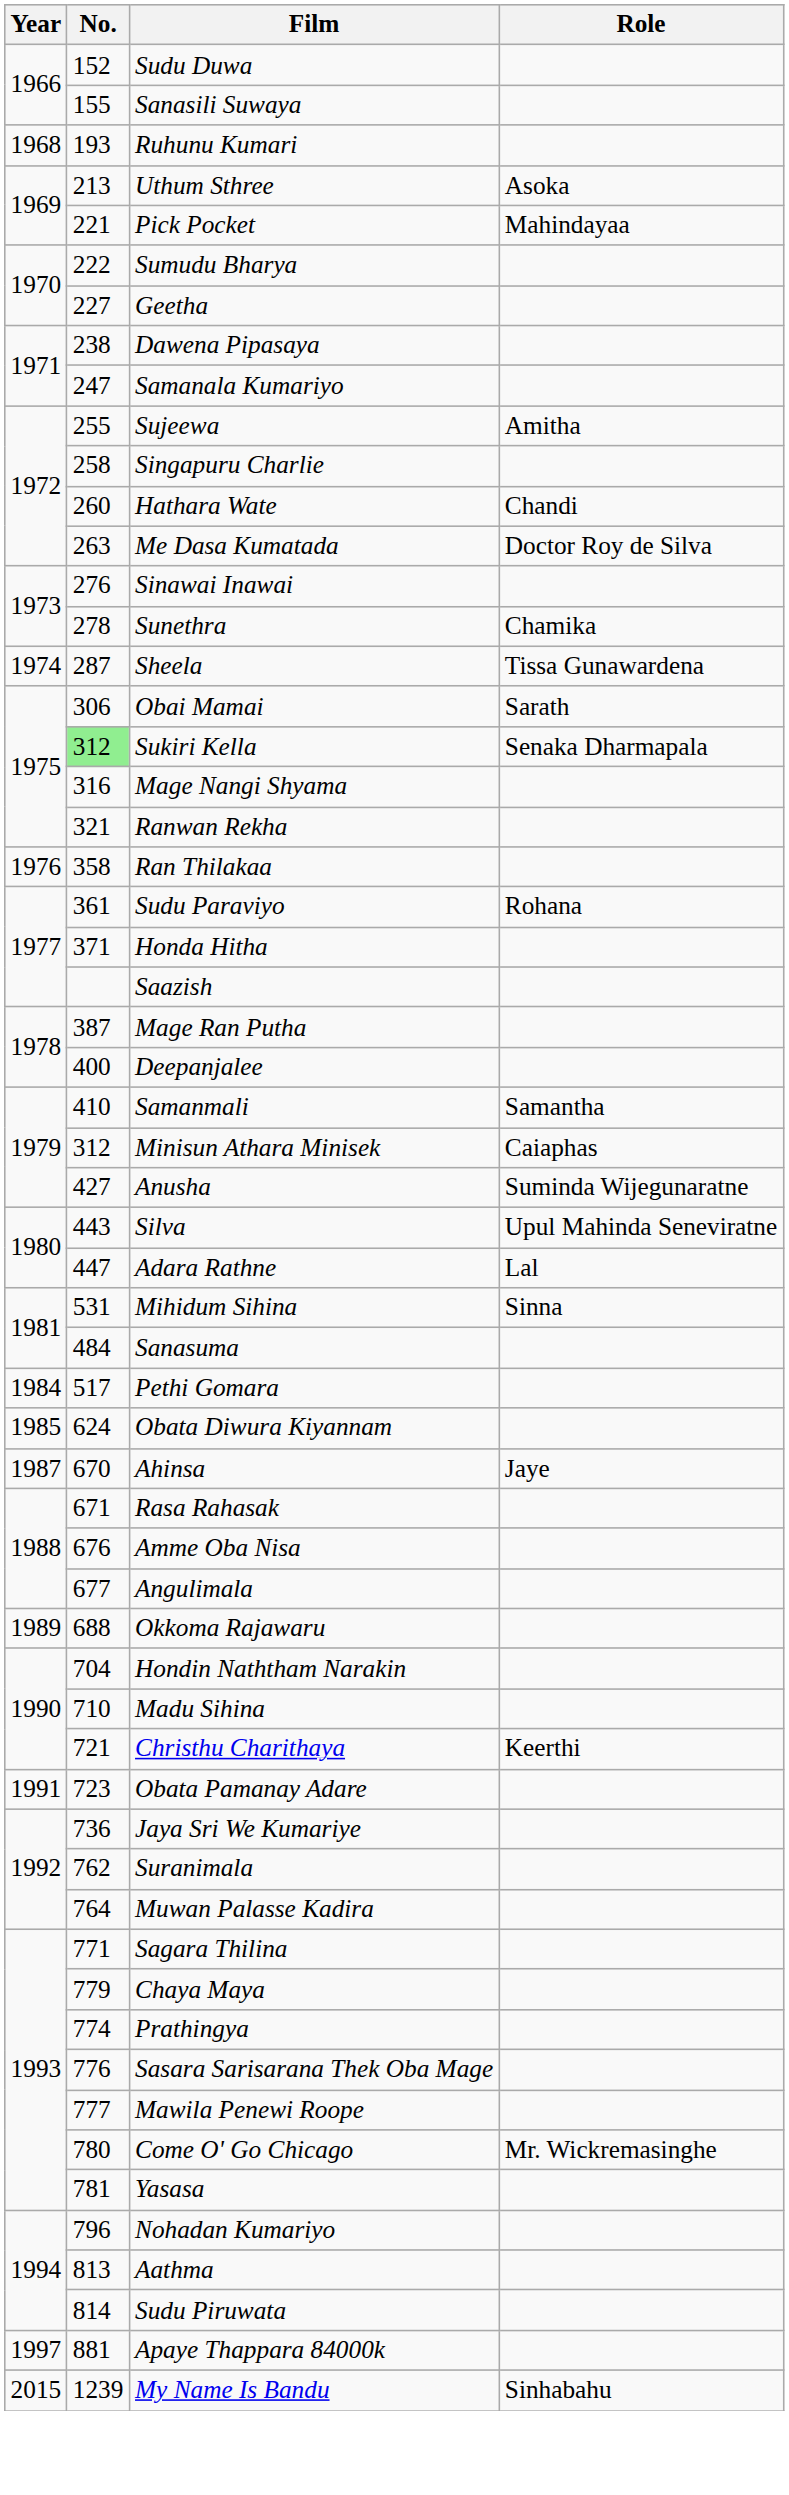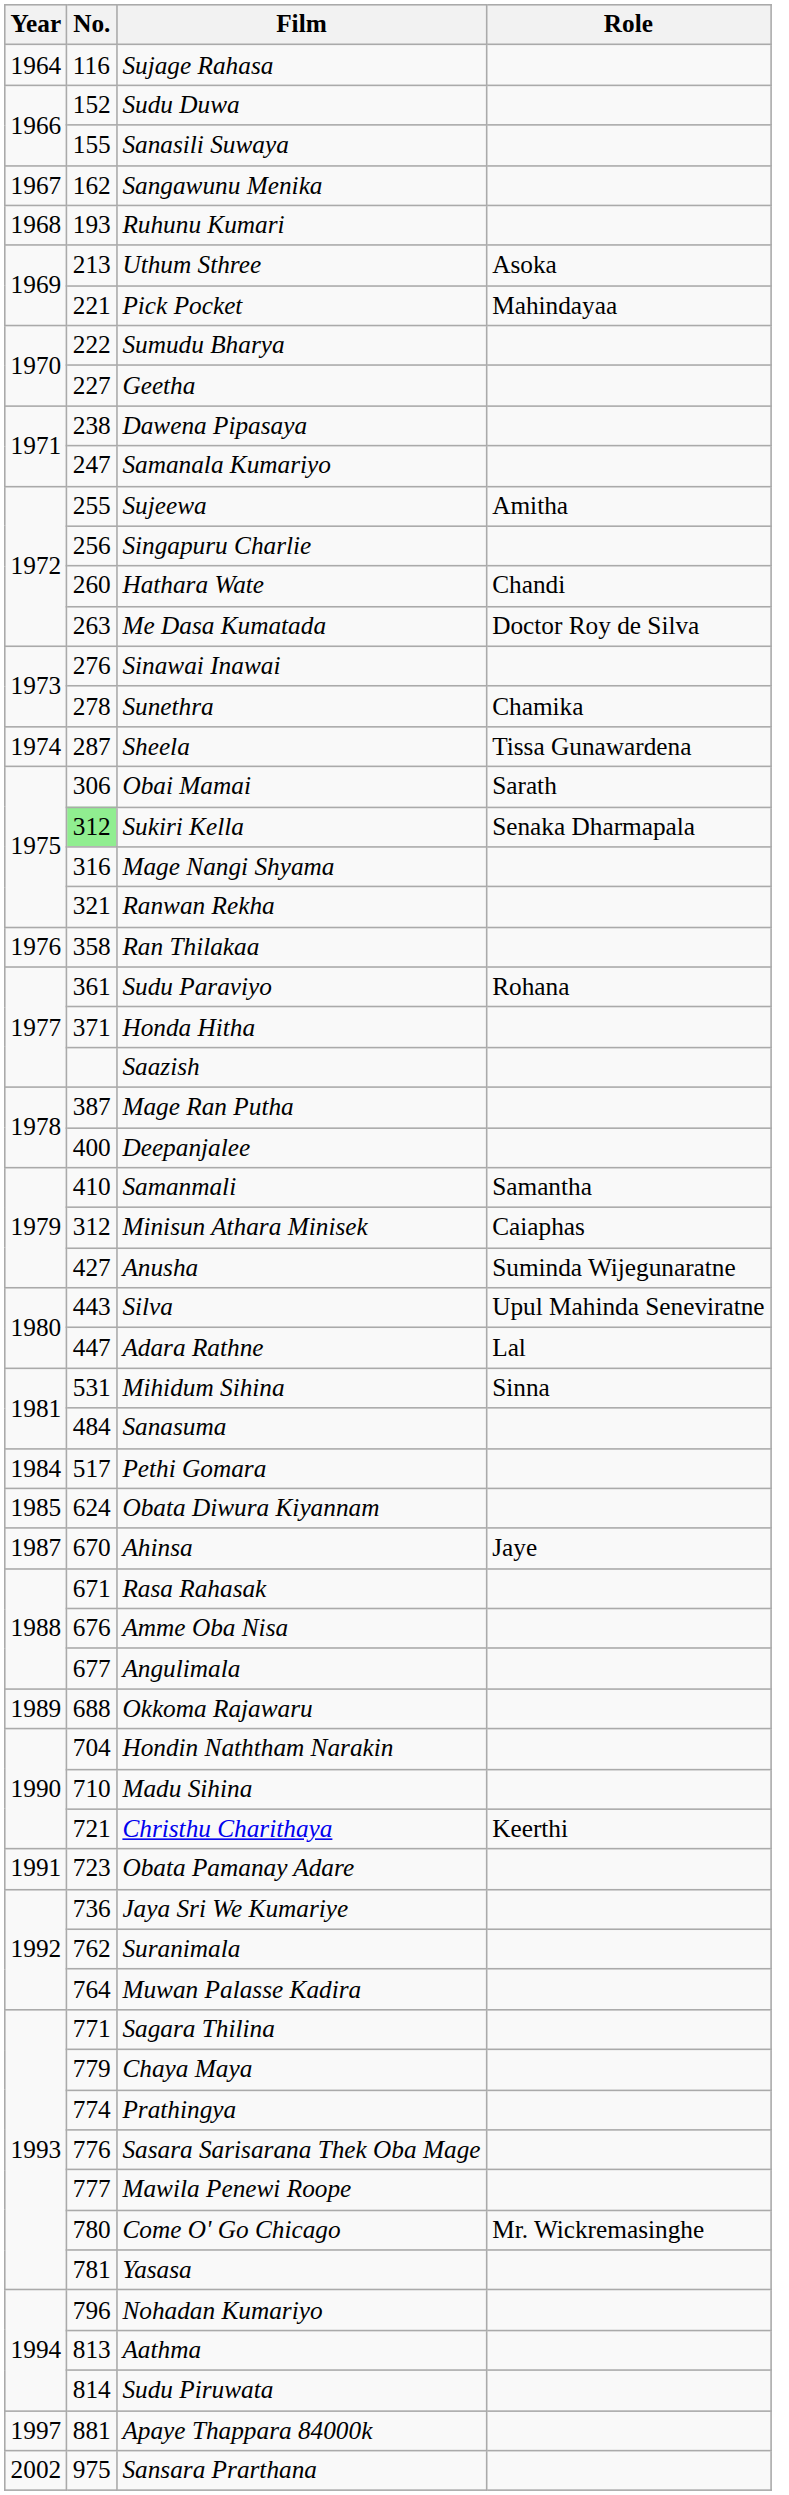+ row: (198, 64)
+ row: (222, 184)
(92, 465) 258 -> (92, 545) 256
+ row: (220, 2470)
- row: (232, 2390)
